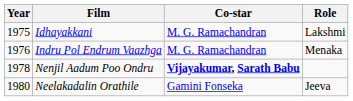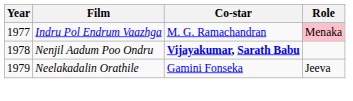- row: (64, 31)
(19, 50) 1976 -> (19, 31) 1977
(324, 50) no background -> (324, 31) pink background
(19, 86) 1980 -> (19, 68) 1979
